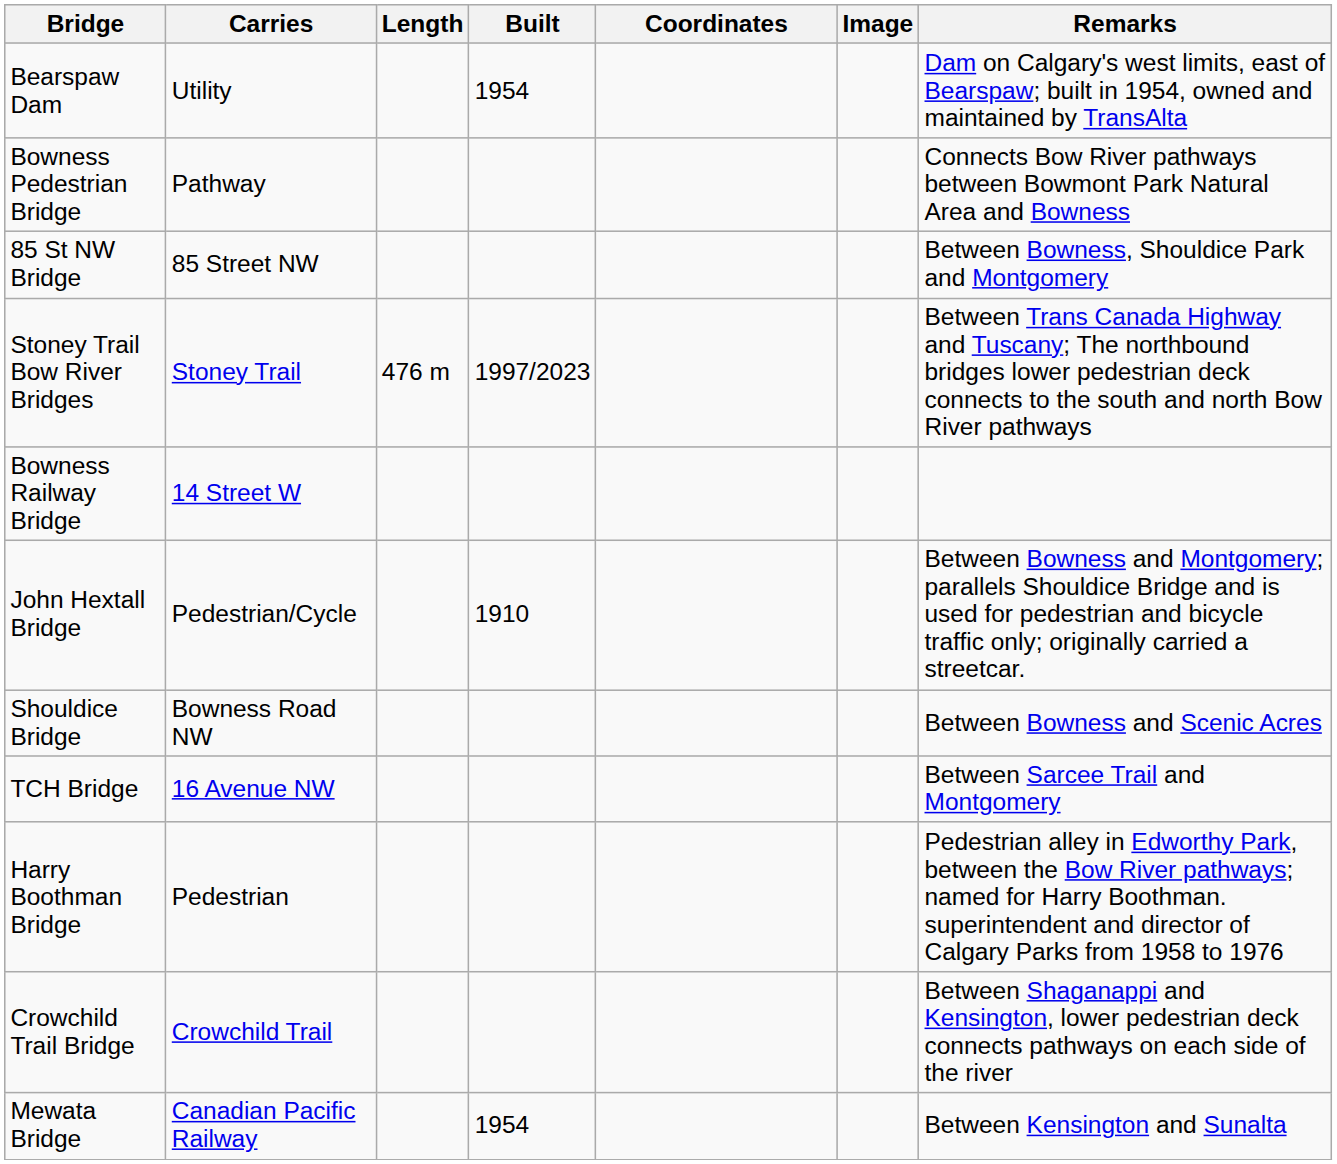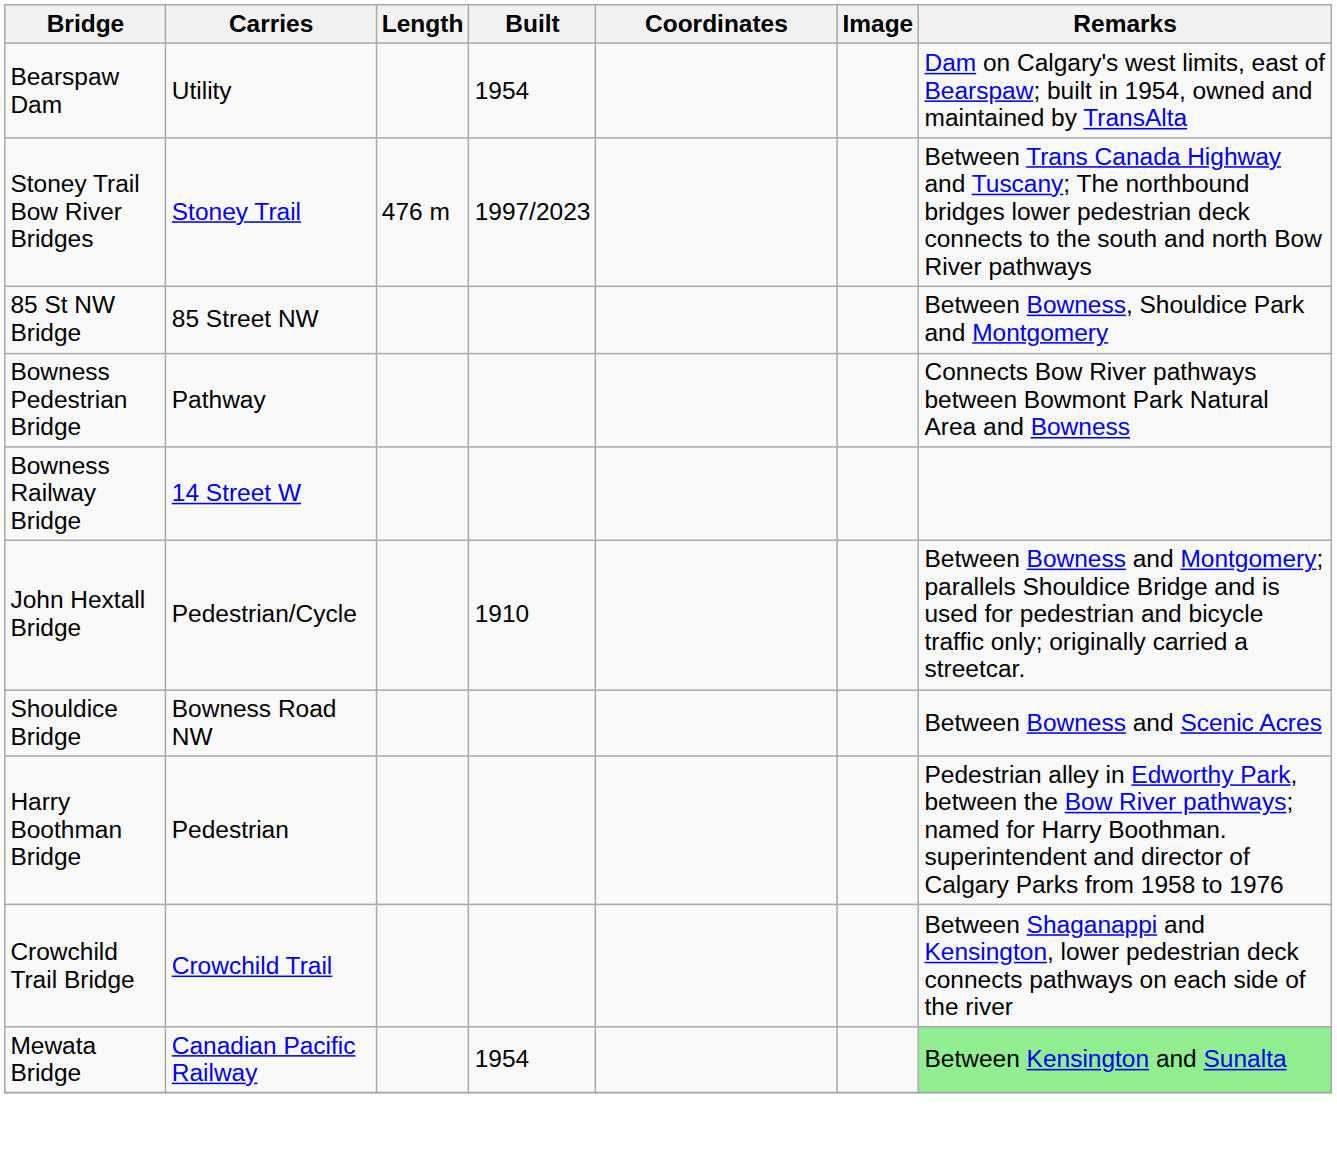rows swapped: (75, 371) <-> (69, 184)
- row: (74, 788)
(1106, 1125) no background -> (1106, 1059) lightgreen background
